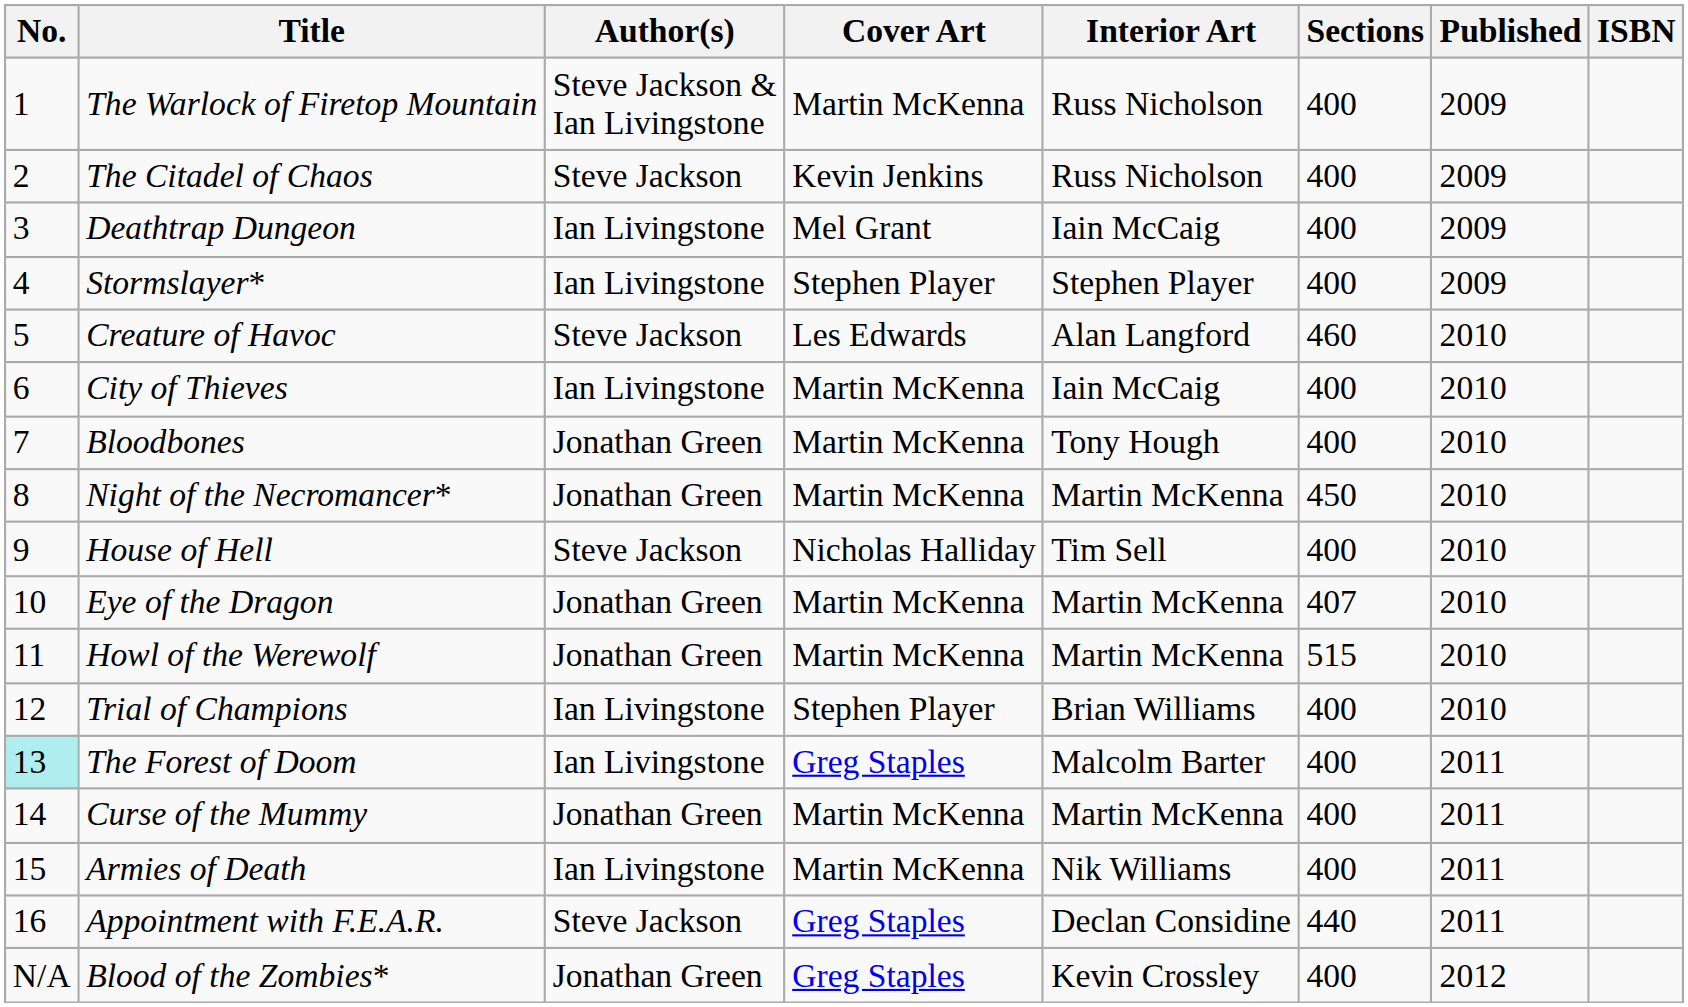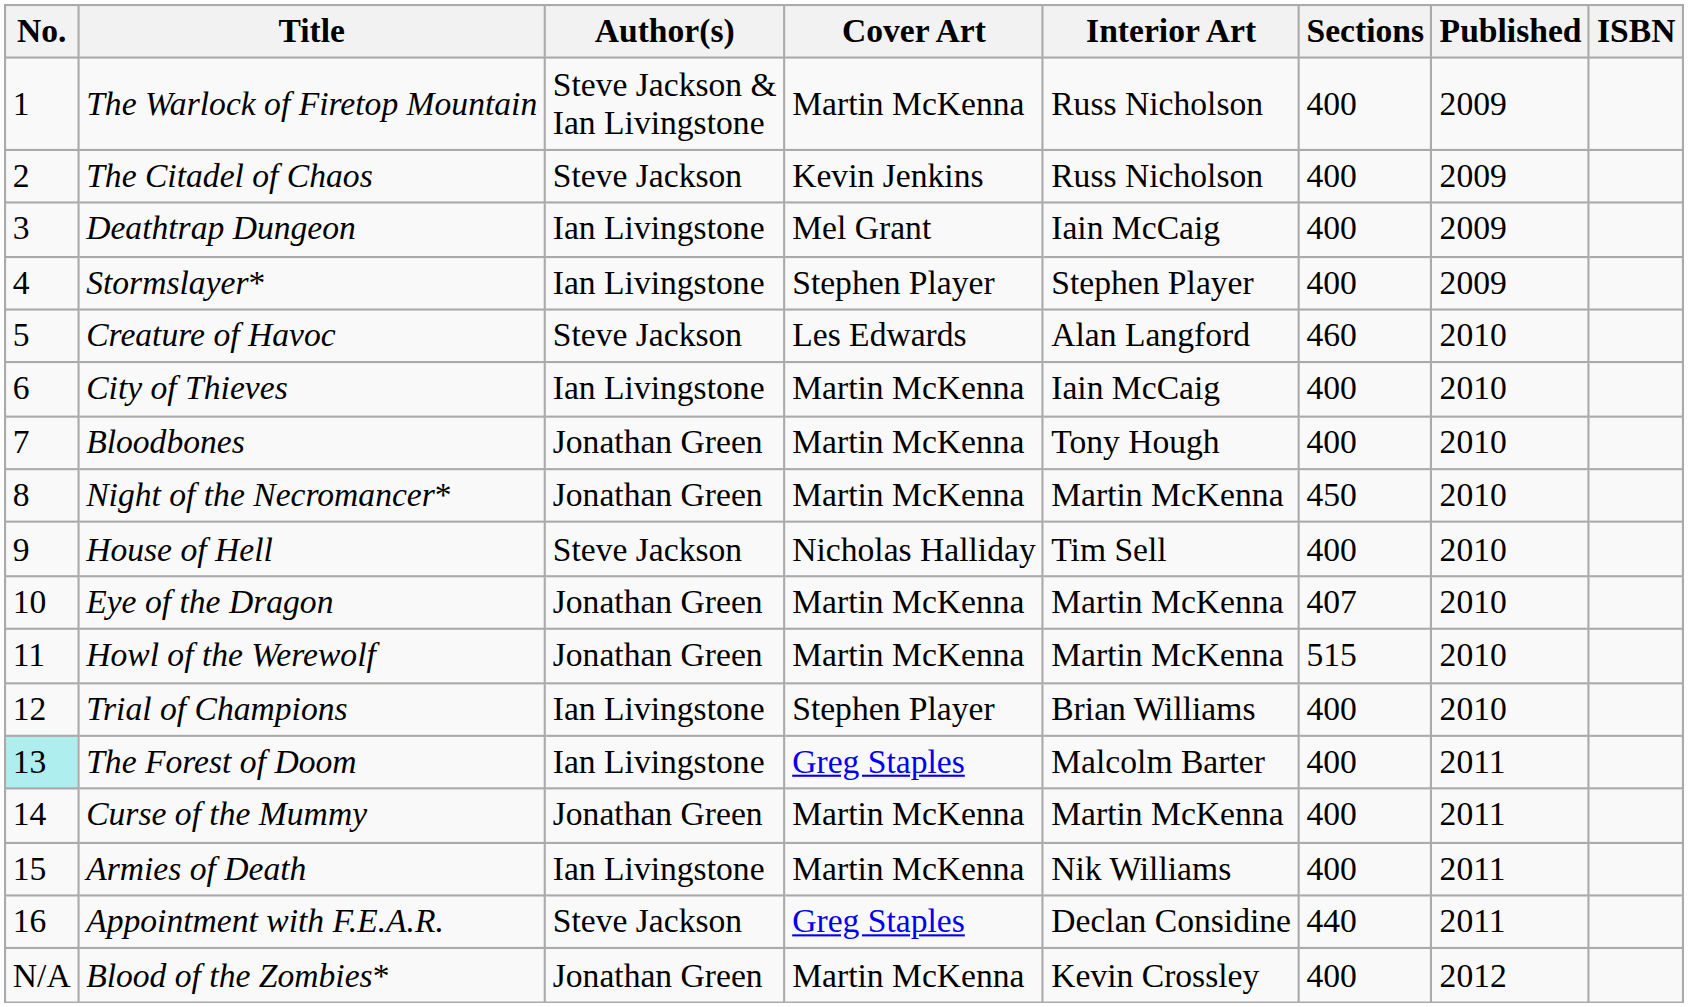(879, 974) Greg Staples -> (908, 974) Martin McKenna
